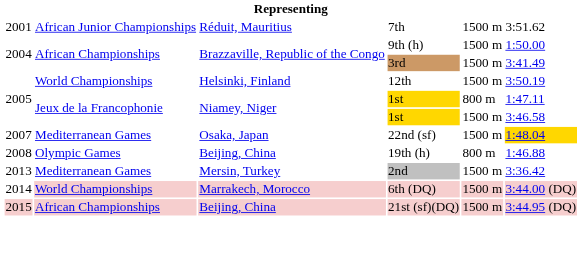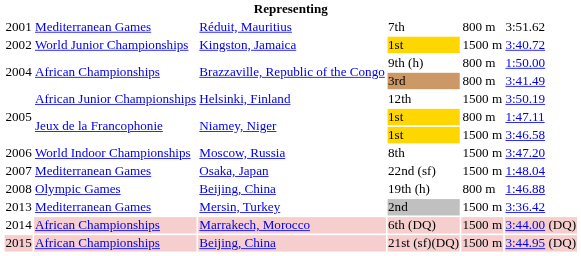(116, 26) African Junior Championships -> (93, 26) Mediterranean Games
(482, 26) 1500 m -> (479, 26) 800 m
+ row: (19, 45)
(482, 45) 1500 m -> (479, 63) 800 m
(482, 63) 1500 m -> (479, 81) 800 m
(94, 81) World Championships -> (116, 99) African Junior Championships
+ row: (19, 153)
(525, 135) gold background -> (525, 171) no background
(94, 189) World Championships -> (97, 225) African Championships
